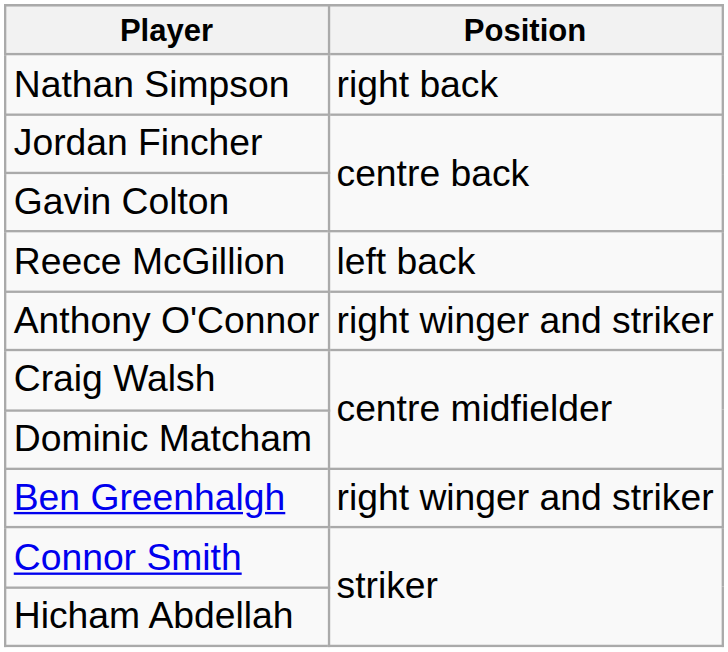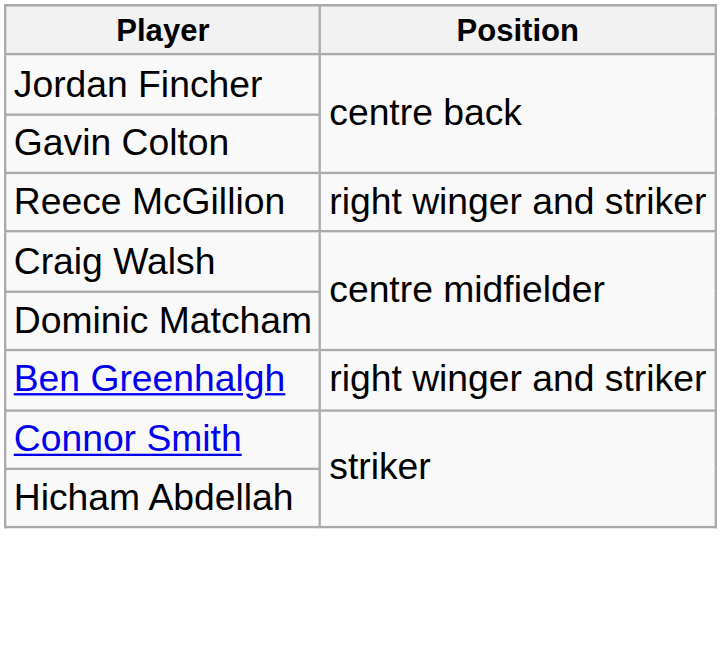- row: (152, 83)
(406, 261) left back -> (518, 201) right winger and striker
- row: (167, 320)
